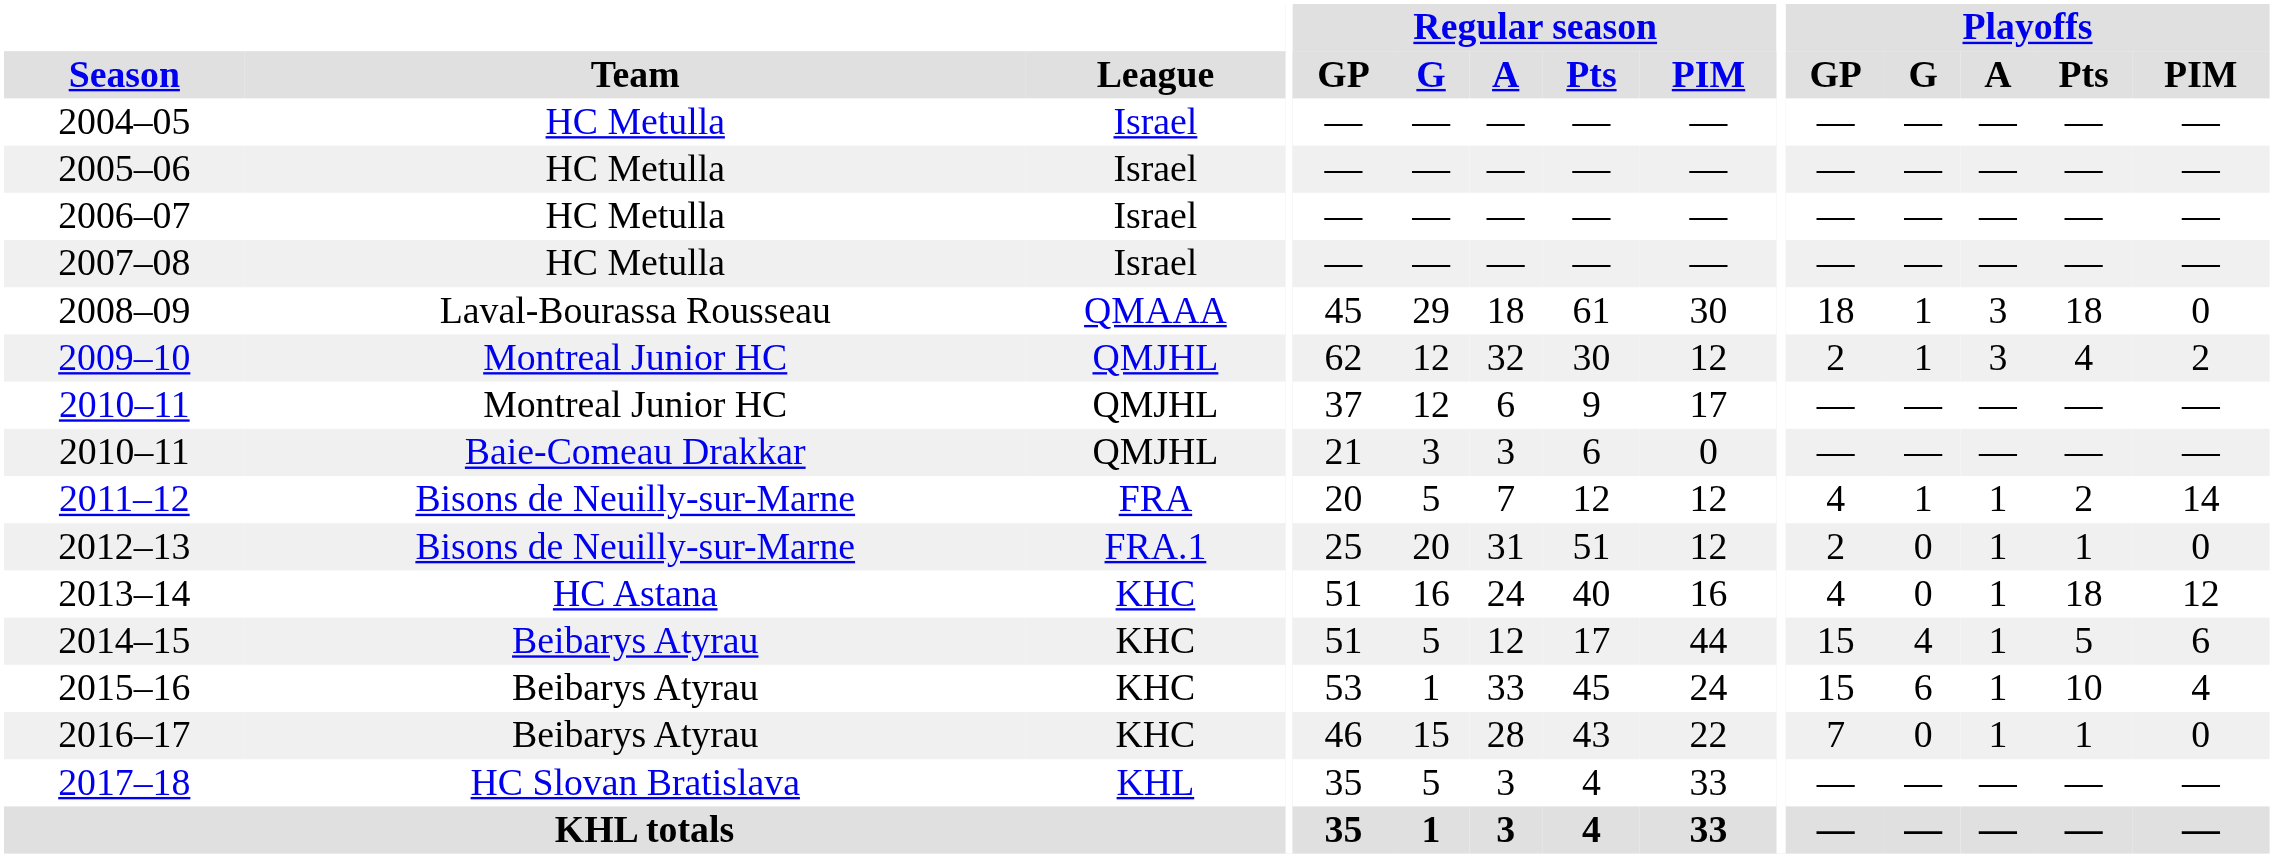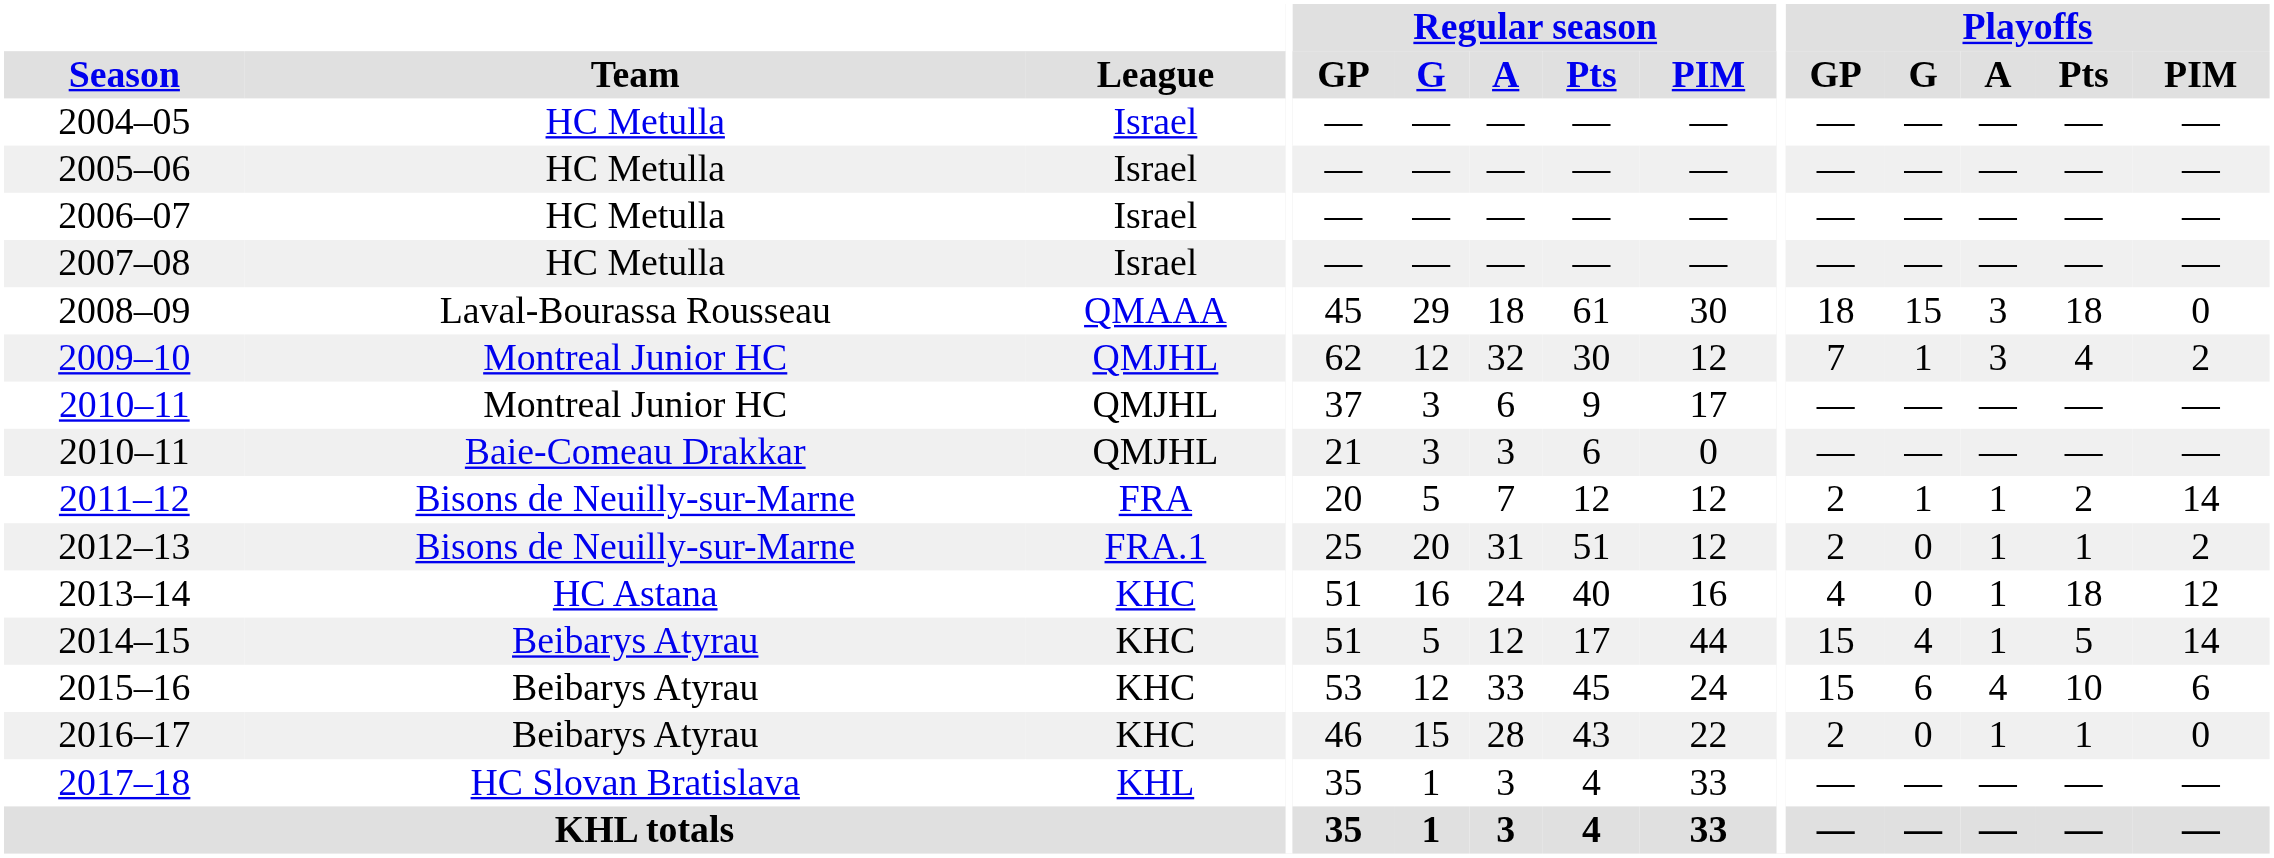(1923, 310) 1 -> (1923, 310) 15
(1836, 357) 2 -> (1836, 357) 7
(1431, 404) 12 -> (1431, 404) 3
(1836, 498) 4 -> (1836, 498) 2
(2201, 546) 0 -> (2201, 546) 2
(2201, 640) 6 -> (2201, 640) 14
(1431, 687) 1 -> (1431, 687) 12
(1998, 687) 1 -> (1998, 687) 4
(2201, 687) 4 -> (2201, 687) 6
(1836, 734) 7 -> (1836, 734) 2
(1431, 782) 5 -> (1431, 782) 1
